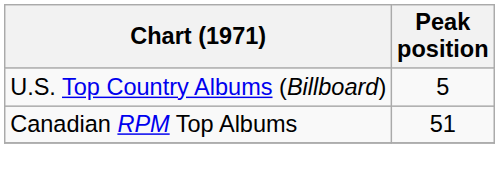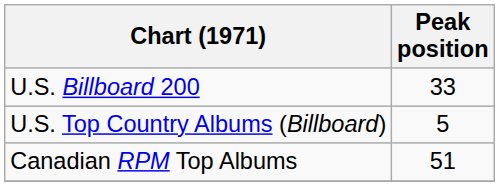+ row: (105, 86)
